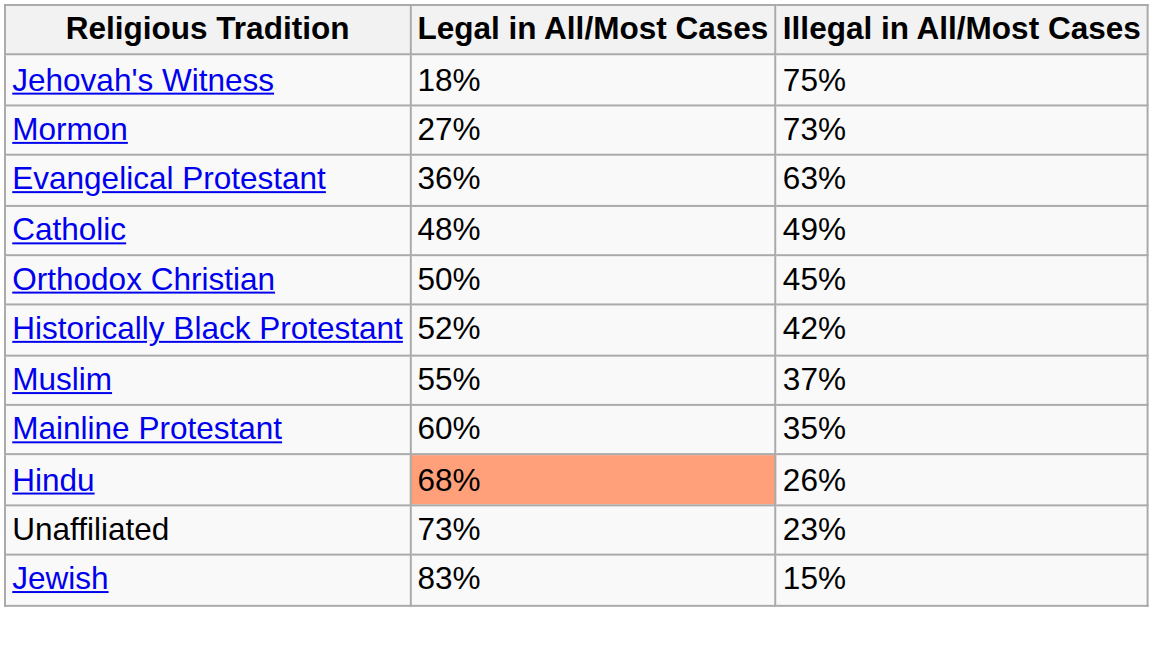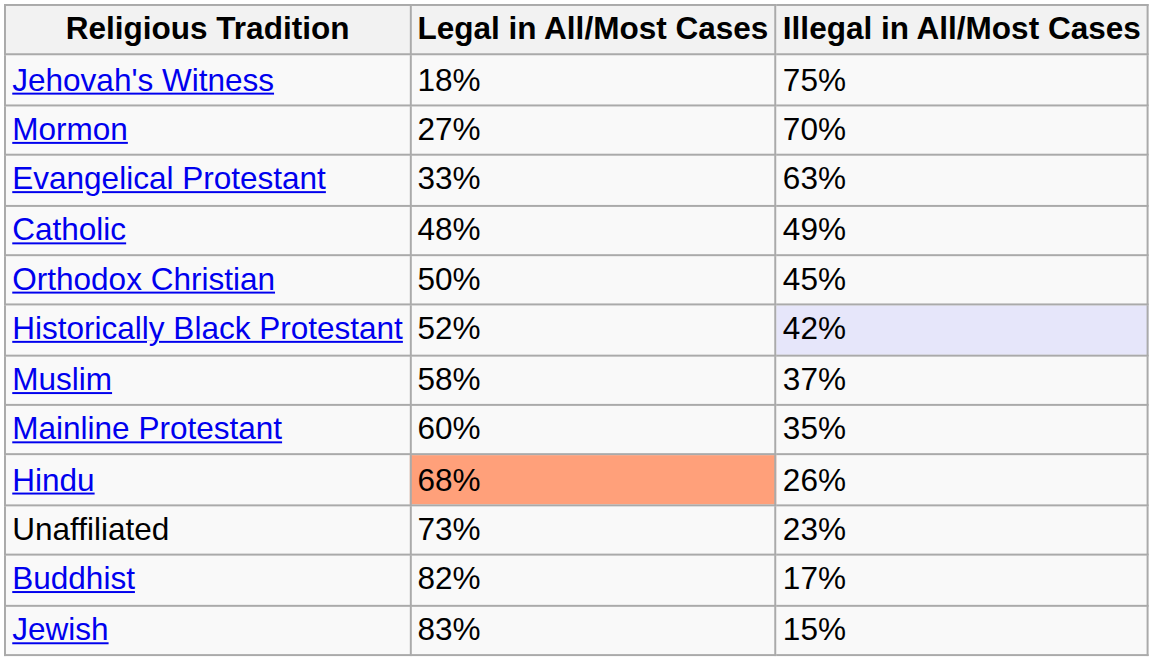(814, 129) 73% -> (814, 129) 70%
(449, 179) 36% -> (449, 179) 33%
(814, 329) no background -> (814, 329) lavender background
(449, 379) 55% -> (449, 379) 58%
+ row: (74, 579)
